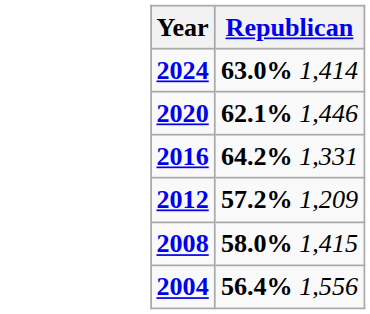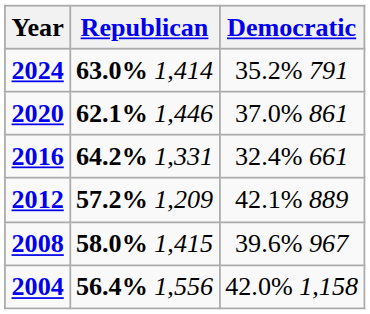+ column: (292, 27)
